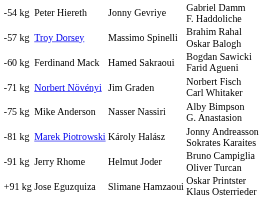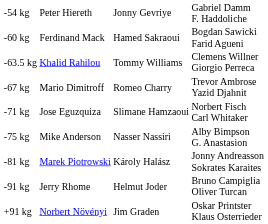- row: (17, 38)
+ row: (20, 62)
+ row: (17, 87)
(68, 87) Norbert Növényi -> (70, 112) Jose Eguzquiza
(131, 87) Jim Graden -> (151, 112) Slimane Hamzaoui
(65, 186) Jose Eguzquiza -> (73, 211) Norbert Növényi
(146, 186) Slimane Hamzaoui -> (136, 211) Jim Graden
